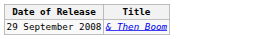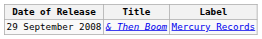+ column: (213, 12)
